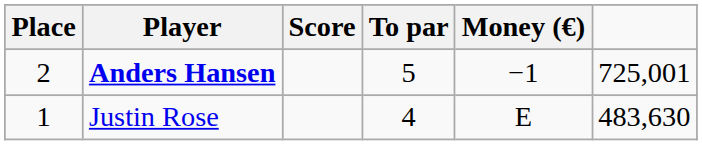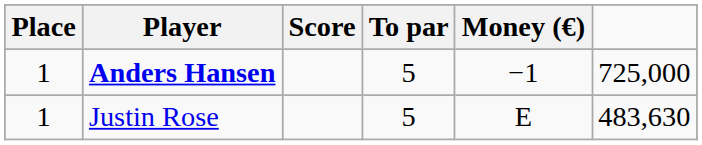(44, 71) 2 -> (44, 71) 1
(644, 71) 725,001 -> (644, 71) 725,000
(409, 116) 4 -> (409, 116) 5
